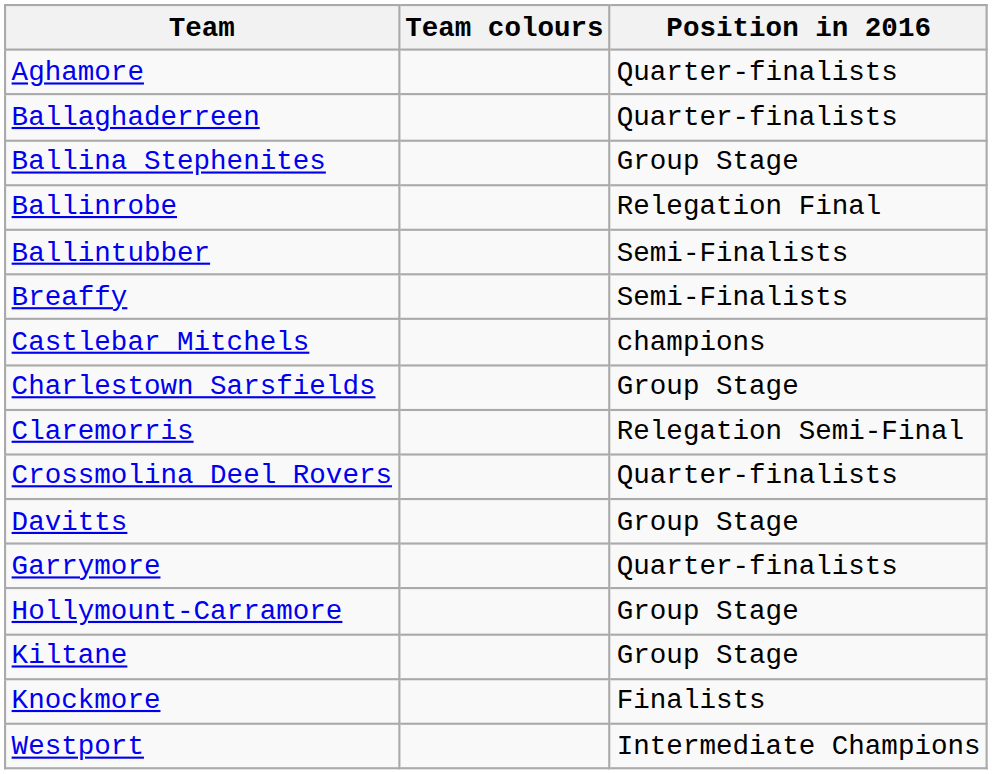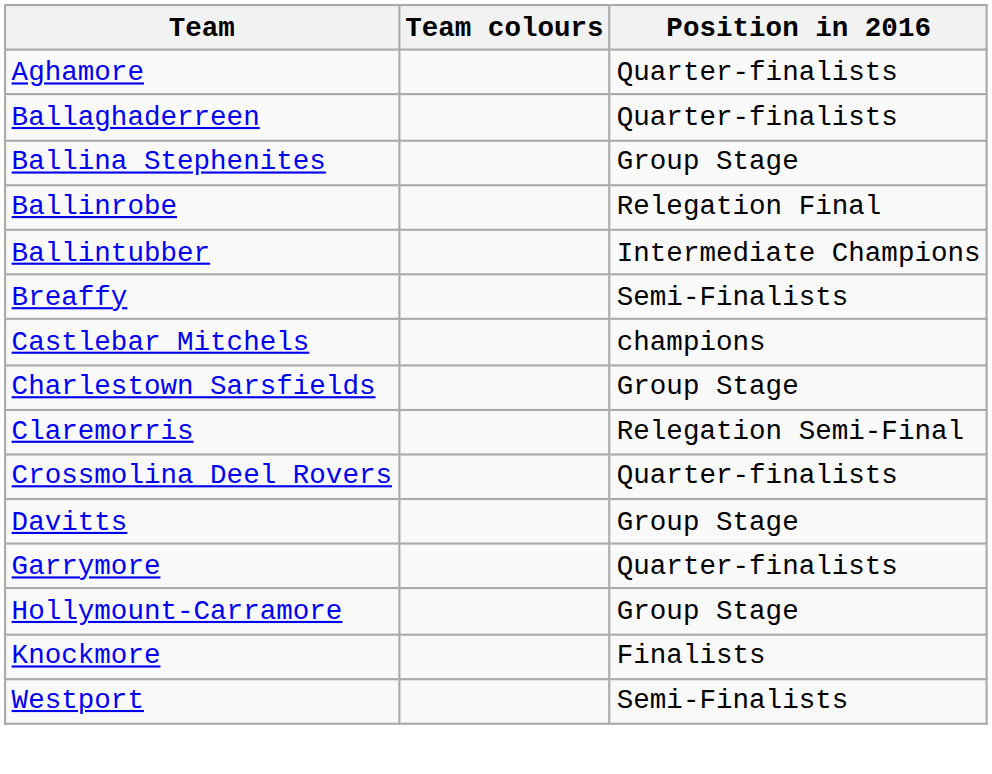(733, 252) Semi-Finalists -> (799, 252) Intermediate Champions
- row: (70, 656)
(799, 746) Intermediate Champions -> (733, 701) Semi-Finalists
